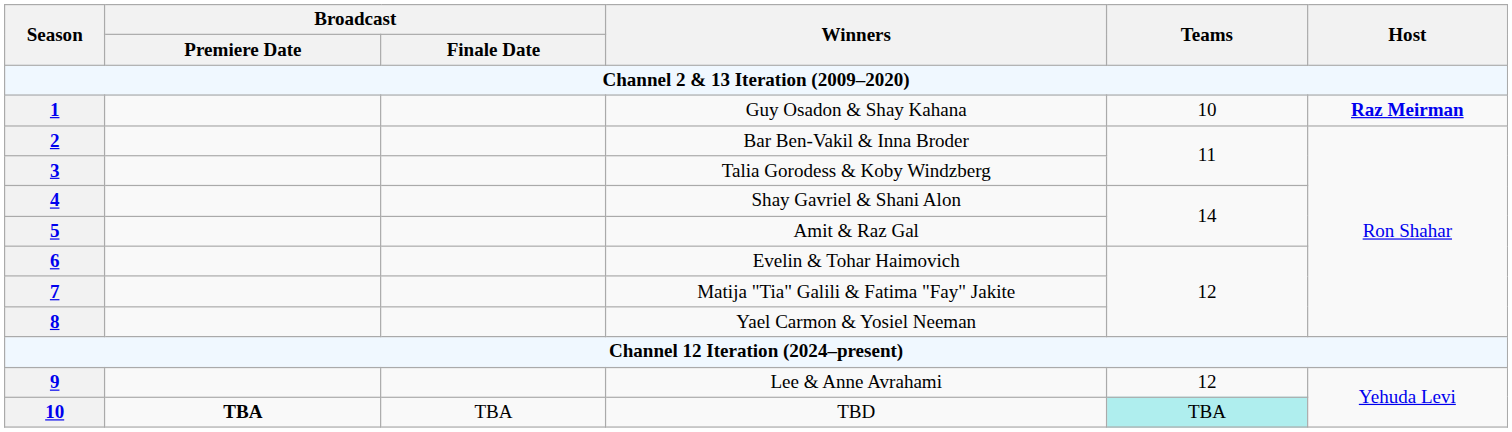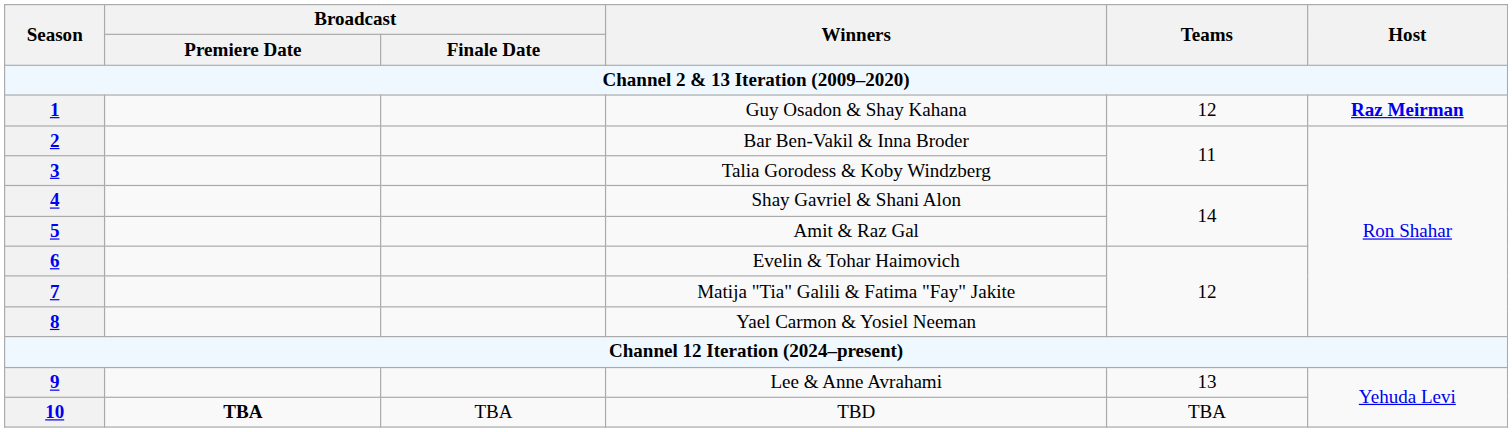(1207, 110) 10 -> (1207, 110) 12
(1207, 381) 12 -> (1207, 381) 13
(1207, 412) paleturquoise background -> (1207, 412) no background
